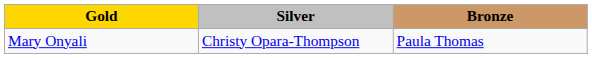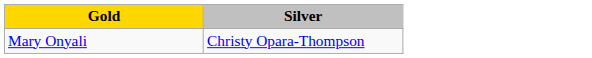- column: (490, 16)
